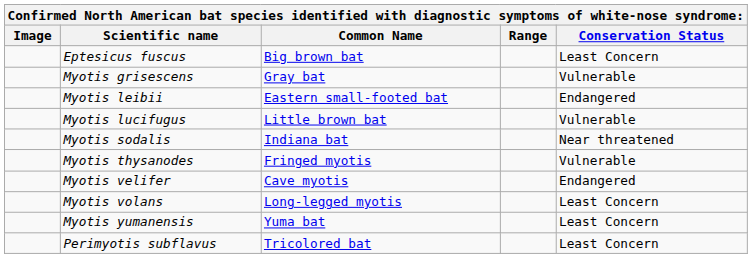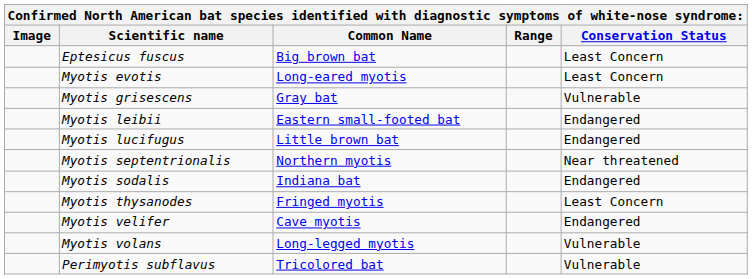+ row: (112, 77)
(597, 119) Vulnerable -> (602, 139) Endangered
+ row: (146, 160)
(616, 139) Near threatened -> (602, 181) Endangered
(597, 160) Vulnerable -> (614, 202) Least Concern
(609, 202) Least Concern -> (602, 243) Vulnerable
- row: (129, 223)
(609, 243) Least Concern -> (602, 264) Vulnerable
